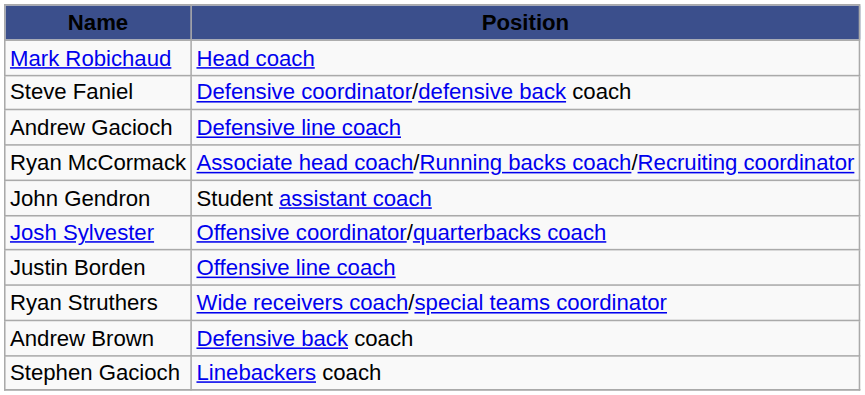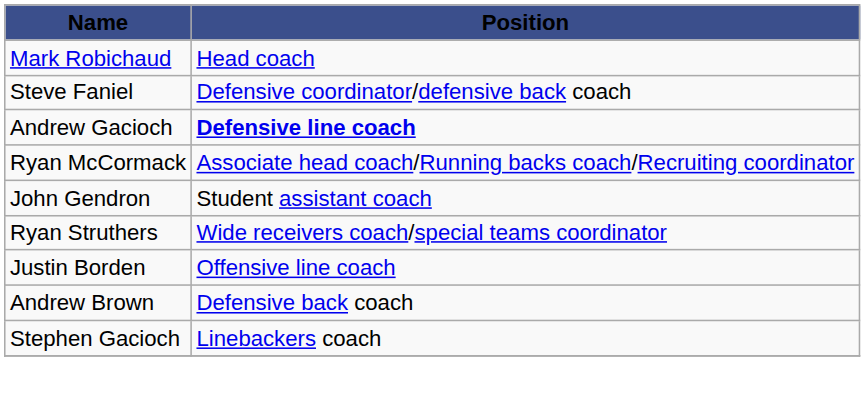(299, 128) normal -> (306, 128) bold
- row: (82, 233)
rows swapped: (84, 303) <-> (78, 268)
